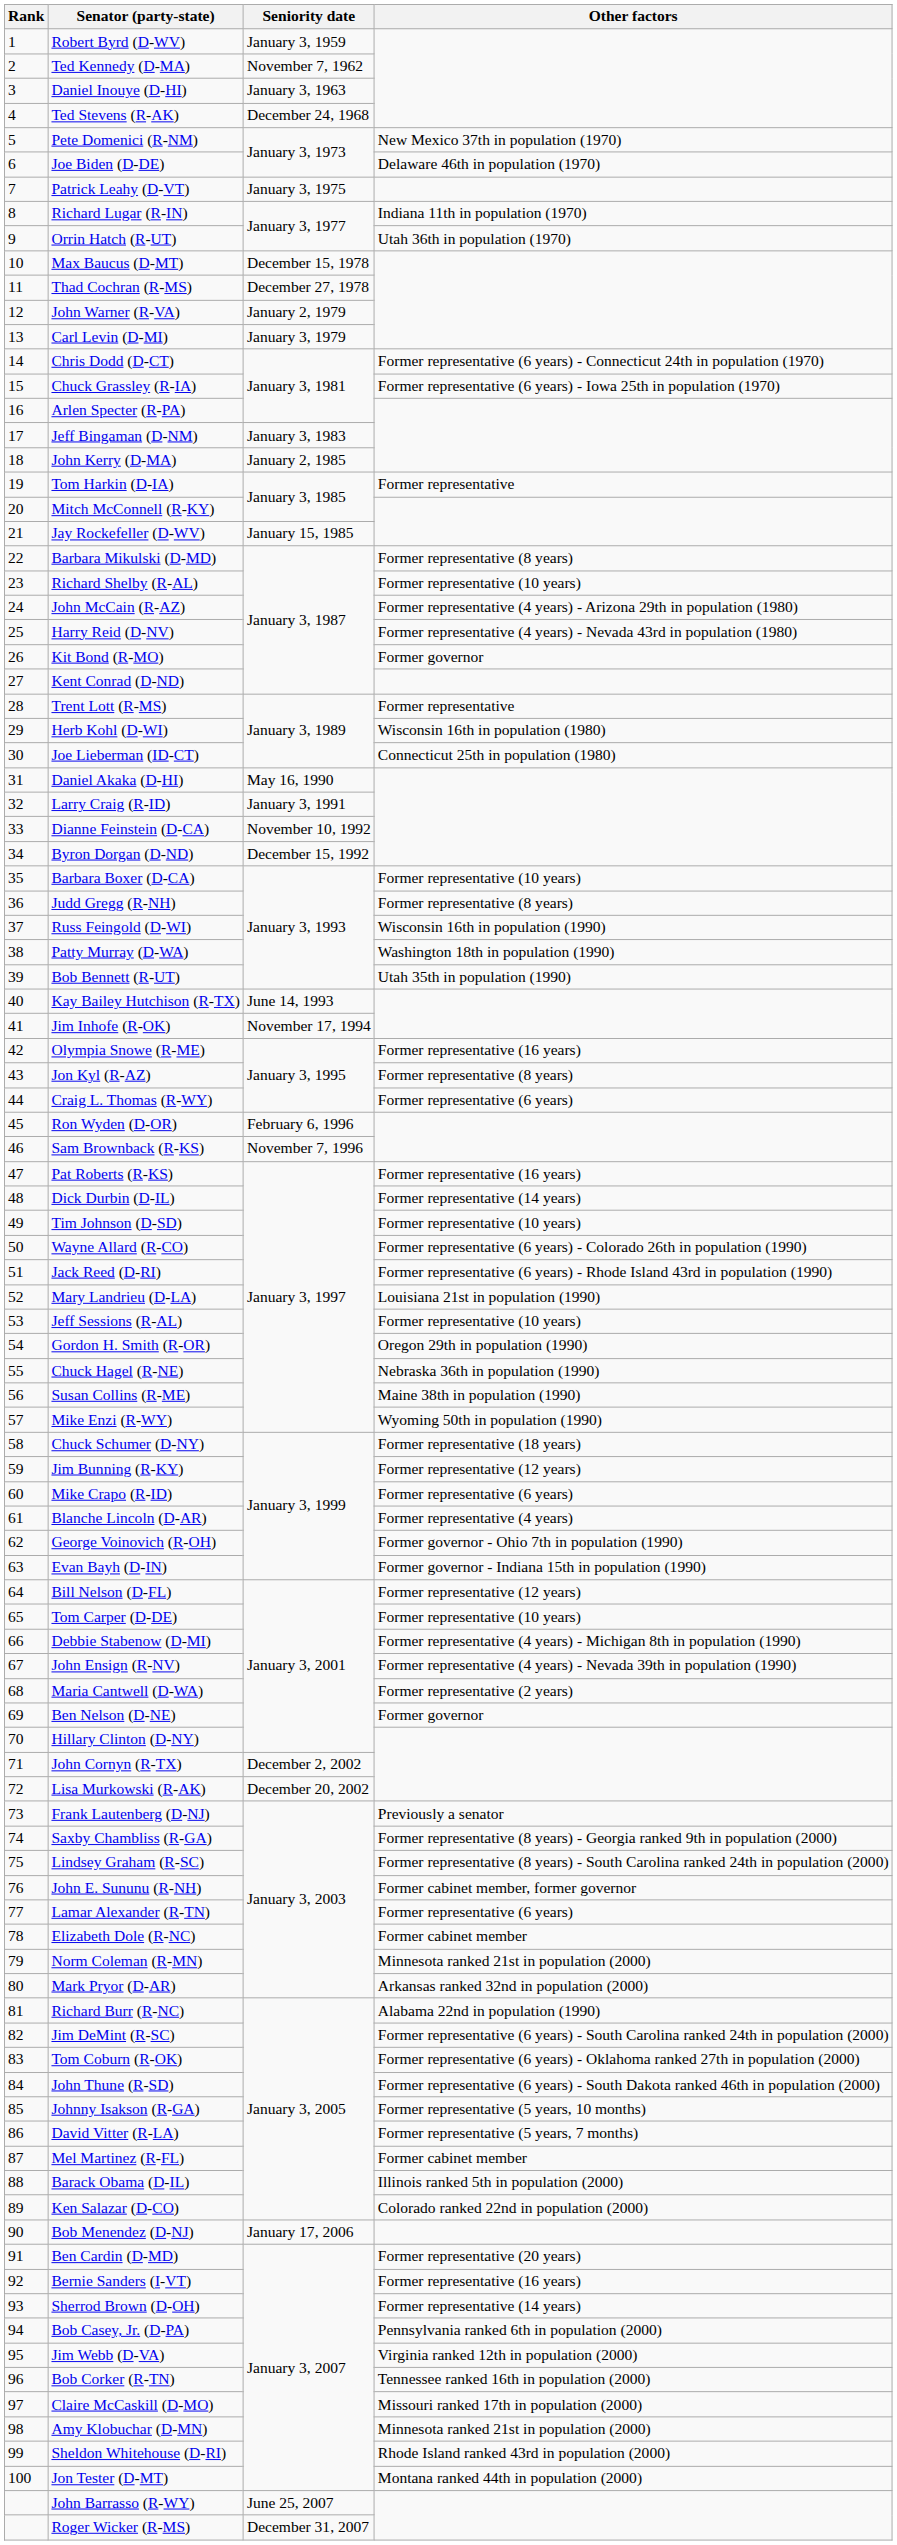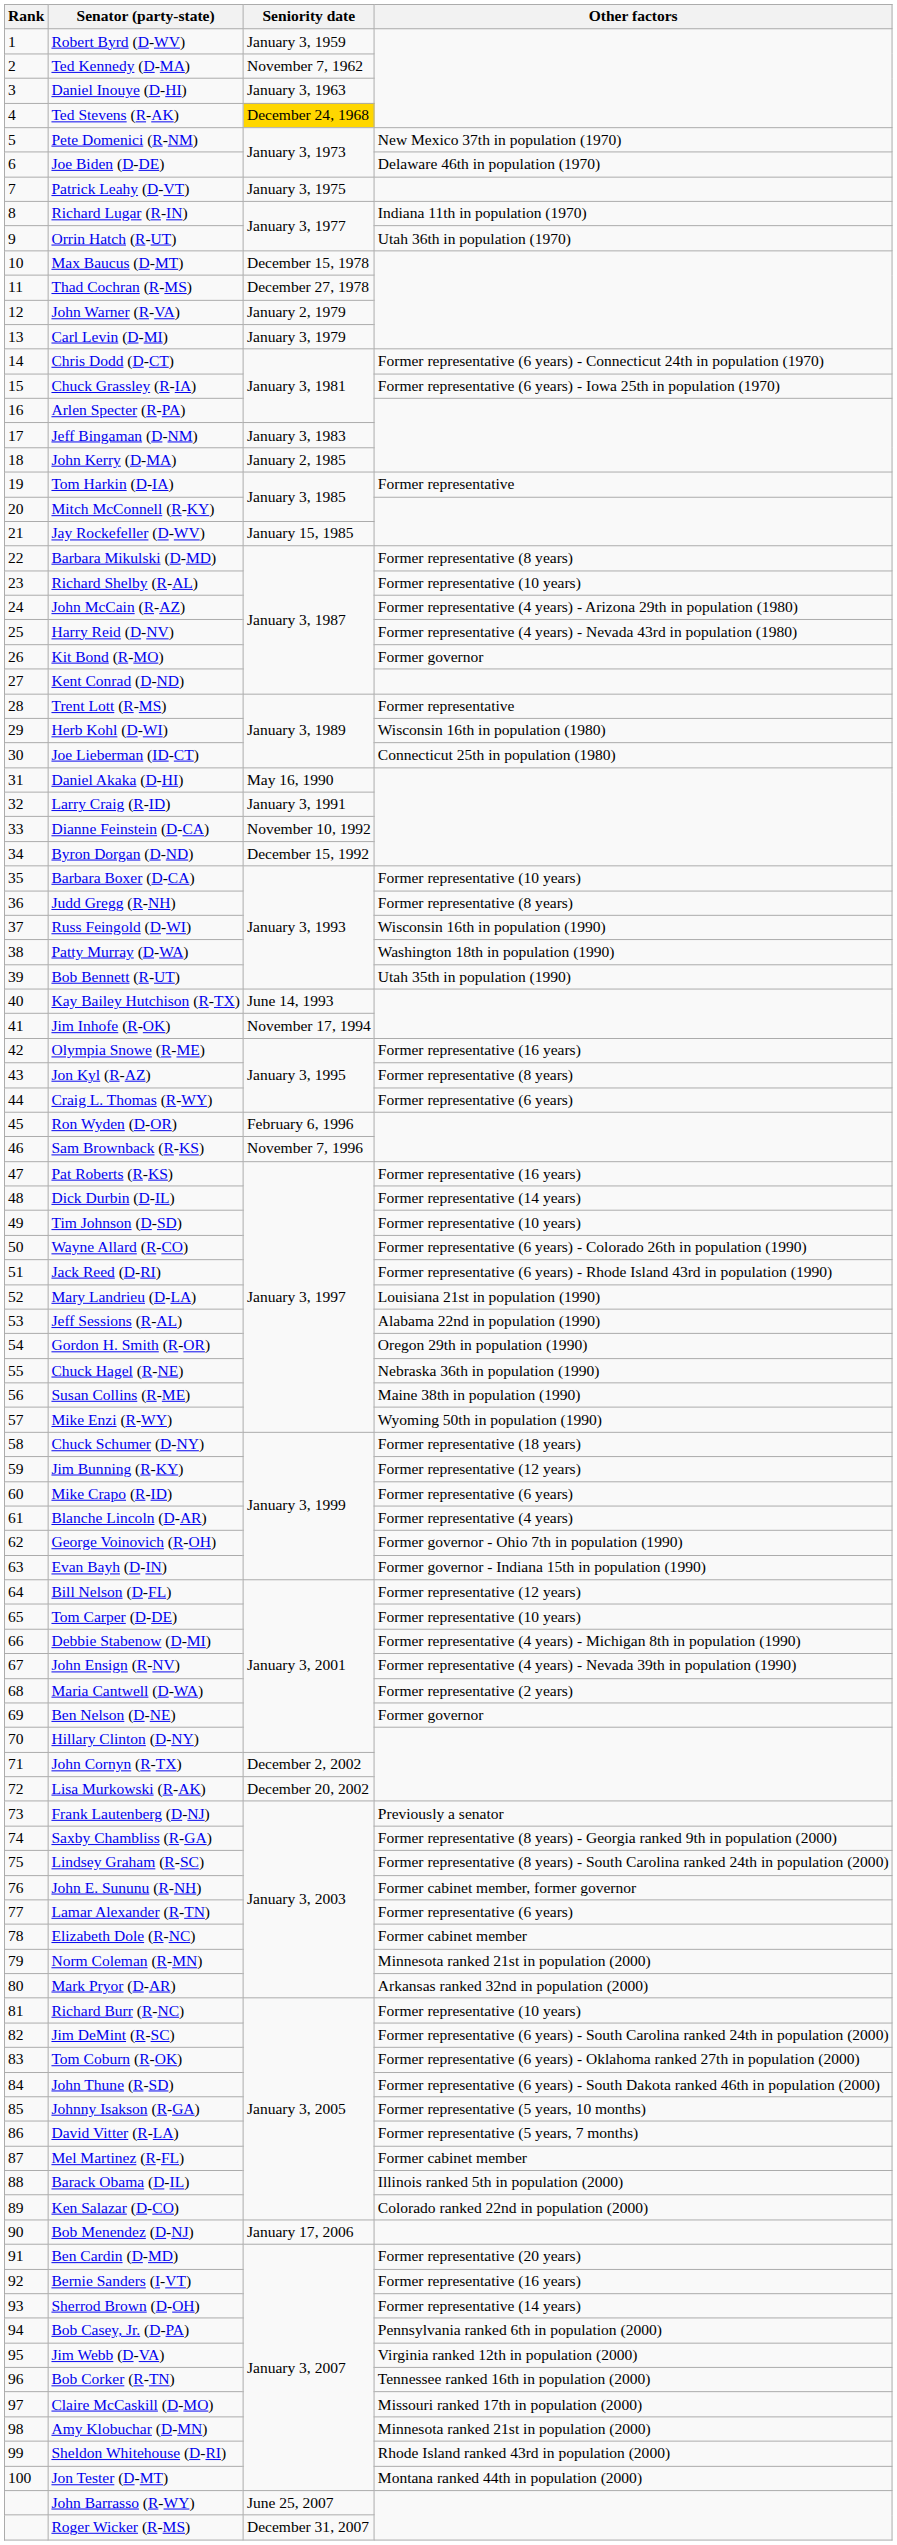(308, 115) no background -> (308, 115) gold background
(479, 1321) Former representative (10 years) -> (489, 1321) Alabama 22nd in population (1990)
(489, 2010) Alabama 22nd in population (1990) -> (479, 2010) Former representative (10 years)
